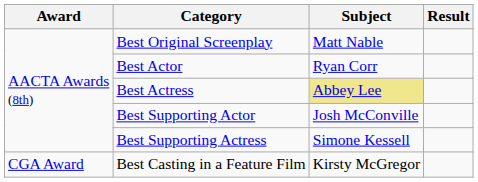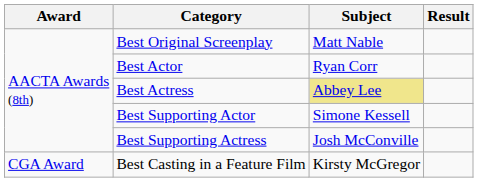(366, 115) Josh McConville -> (361, 115) Simone Kessell
(361, 139) Simone Kessell -> (366, 139) Josh McConville
